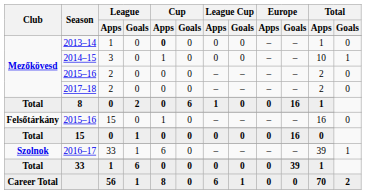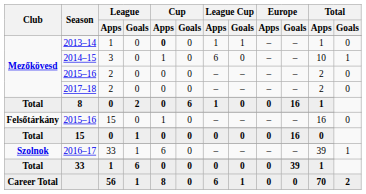(216, 43) 0 -> (216, 43) 1
(242, 43) 0 -> (242, 43) 1
(216, 58) 0 -> (216, 58) 6
